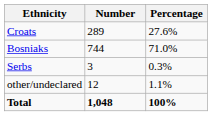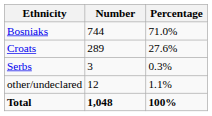rows swapped: (27, 48) <-> (22, 31)
